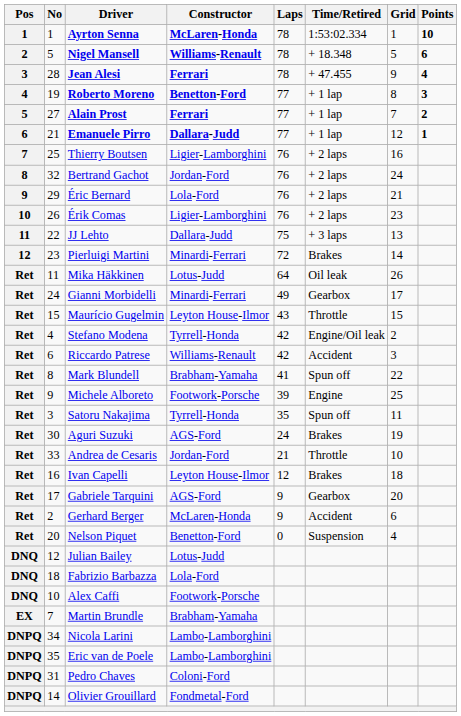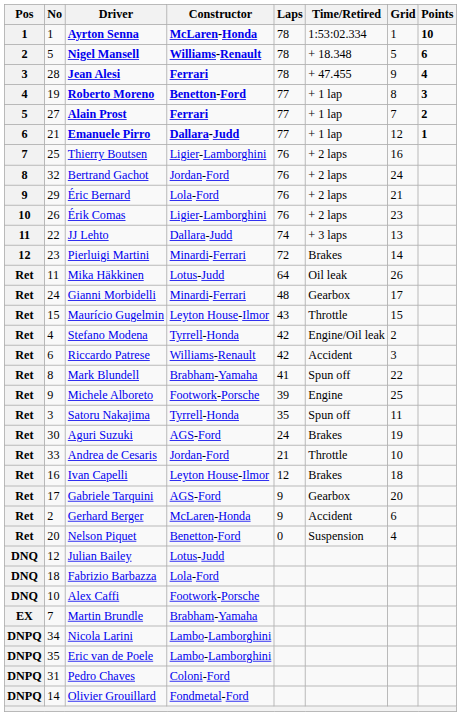(283, 235) 75 -> (283, 235) 74
(283, 295) 49 -> (283, 295) 48
